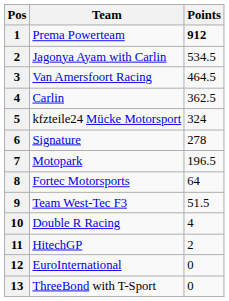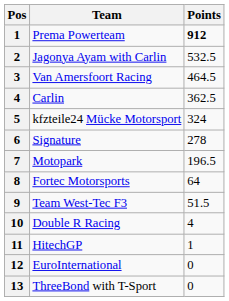(201, 56) 534.5 -> (201, 56) 532.5
(190, 244) 2 -> (190, 244) 1
